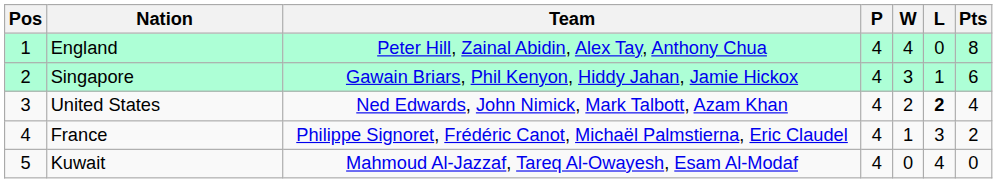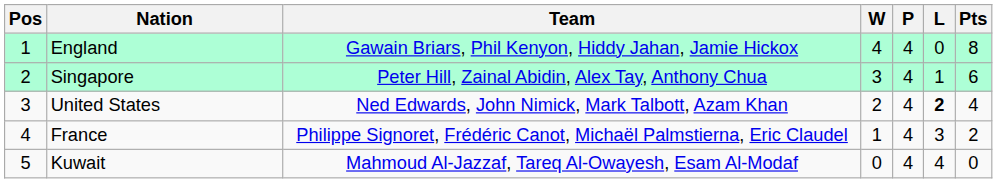columns swapped: (877, 18) <-> (908, 18)
(572, 47) Peter Hill, Zainal Abidin, Alex Tay, Anthony Chua -> (572, 47) Gawain Briars, Phil Kenyon, Hiddy Jahan, Jamie Hickox
(572, 76) Gawain Briars, Phil Kenyon, Hiddy Jahan, Jamie Hickox -> (572, 76) Peter Hill, Zainal Abidin, Alex Tay, Anthony Chua
